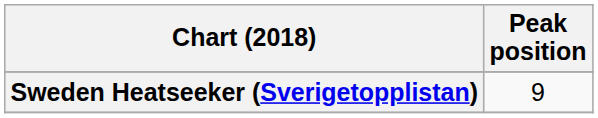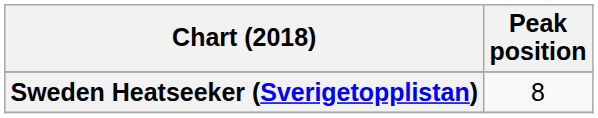(538, 91) 9 -> (538, 91) 8
